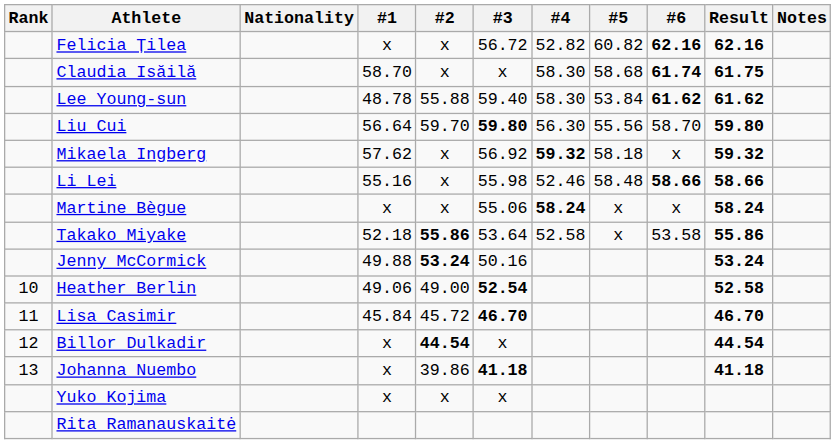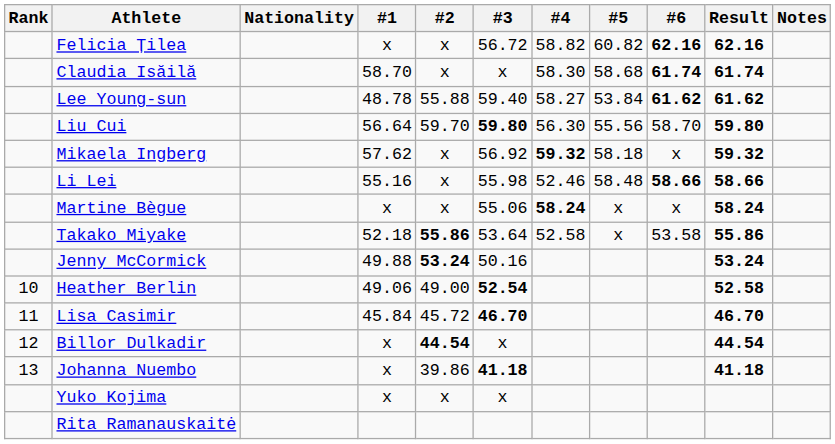(560, 45) 52.82 -> (560, 45) 58.82
(739, 72) 61.75 -> (739, 72) 61.74
(560, 100) 58.30 -> (560, 100) 58.27
